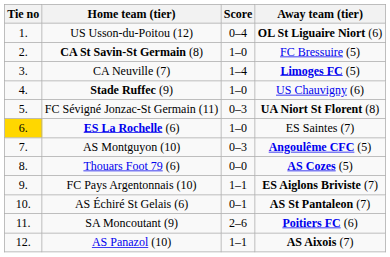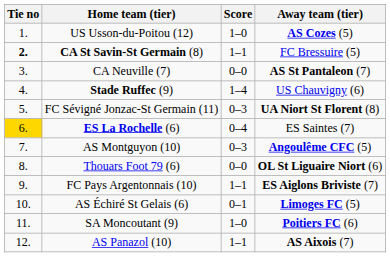(238, 33) 0–4 -> (238, 33) 1–0
(320, 33) OL St Liguaire Niort (6) -> (320, 33) AS Cozes (5)
(23, 52) normal -> (23, 52) bold
(238, 52) 1–0 -> (238, 52) 1–1
(238, 71) 1–4 -> (238, 71) 0–0
(320, 71) Limoges FC (5) -> (320, 71) AS St Pantaleon (7)
(238, 90) 1–0 -> (238, 90) 1–4
(238, 128) 1–0 -> (238, 128) 0–4
(320, 166) AS Cozes (5) -> (320, 166) OL St Liguaire Niort (6)
(320, 204) AS St Pantaleon (7) -> (320, 204) Limoges FC (5)
(238, 223) 2–6 -> (238, 223) 1–0
